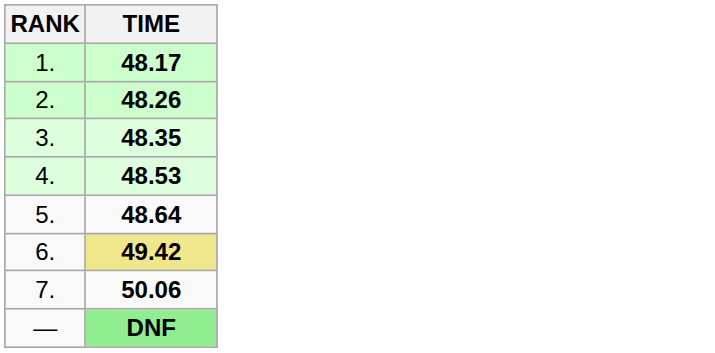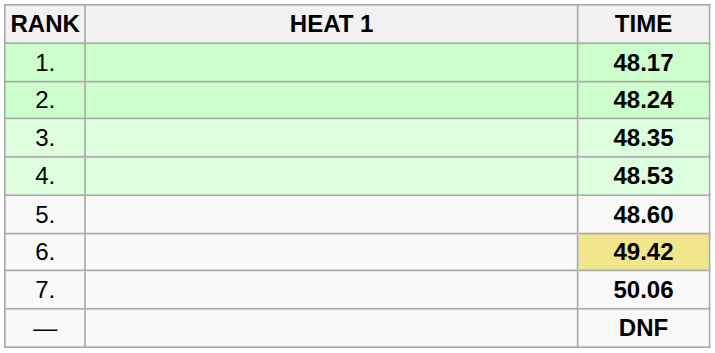+ column: (332, 24)
(151, 100) 48.26 -> (644, 100) 48.24
(151, 214) 48.64 -> (644, 214) 48.60
(151, 328) lightgreen background -> (644, 328) no background
